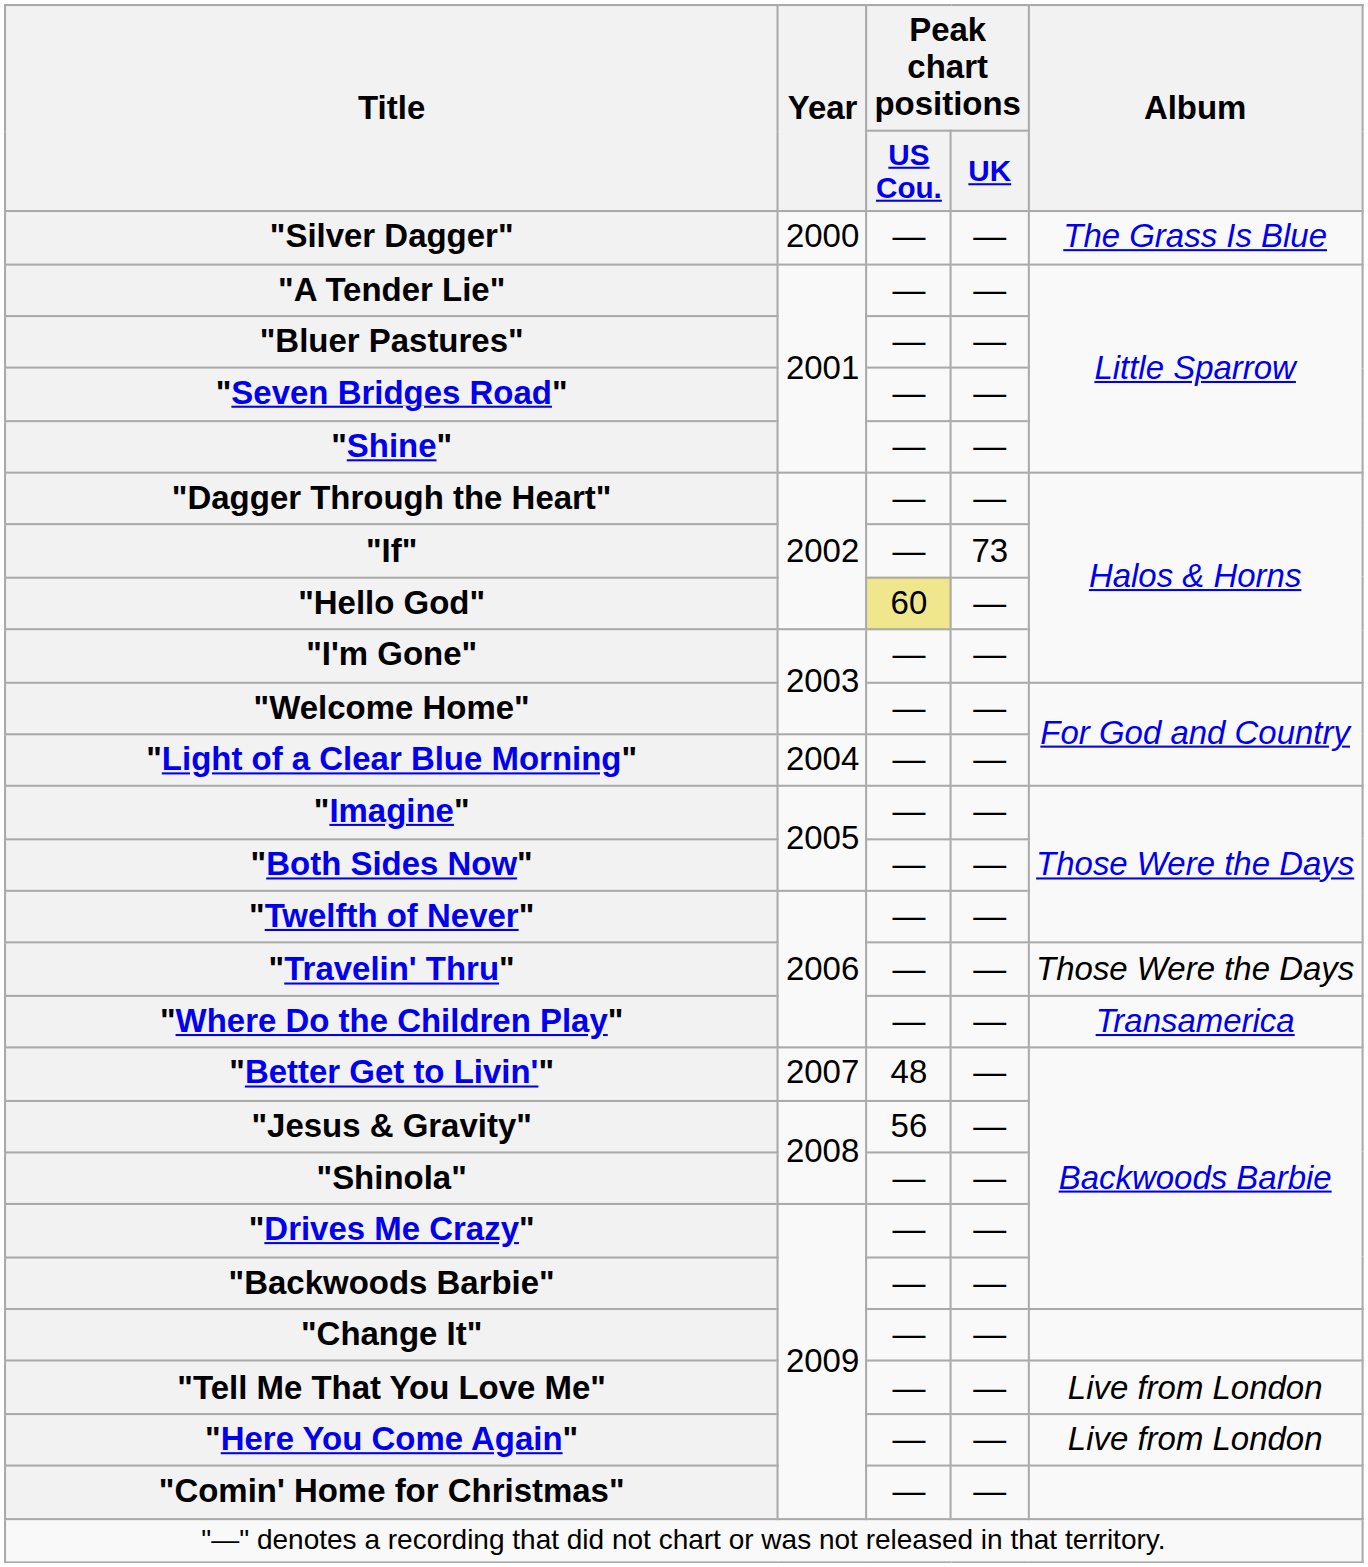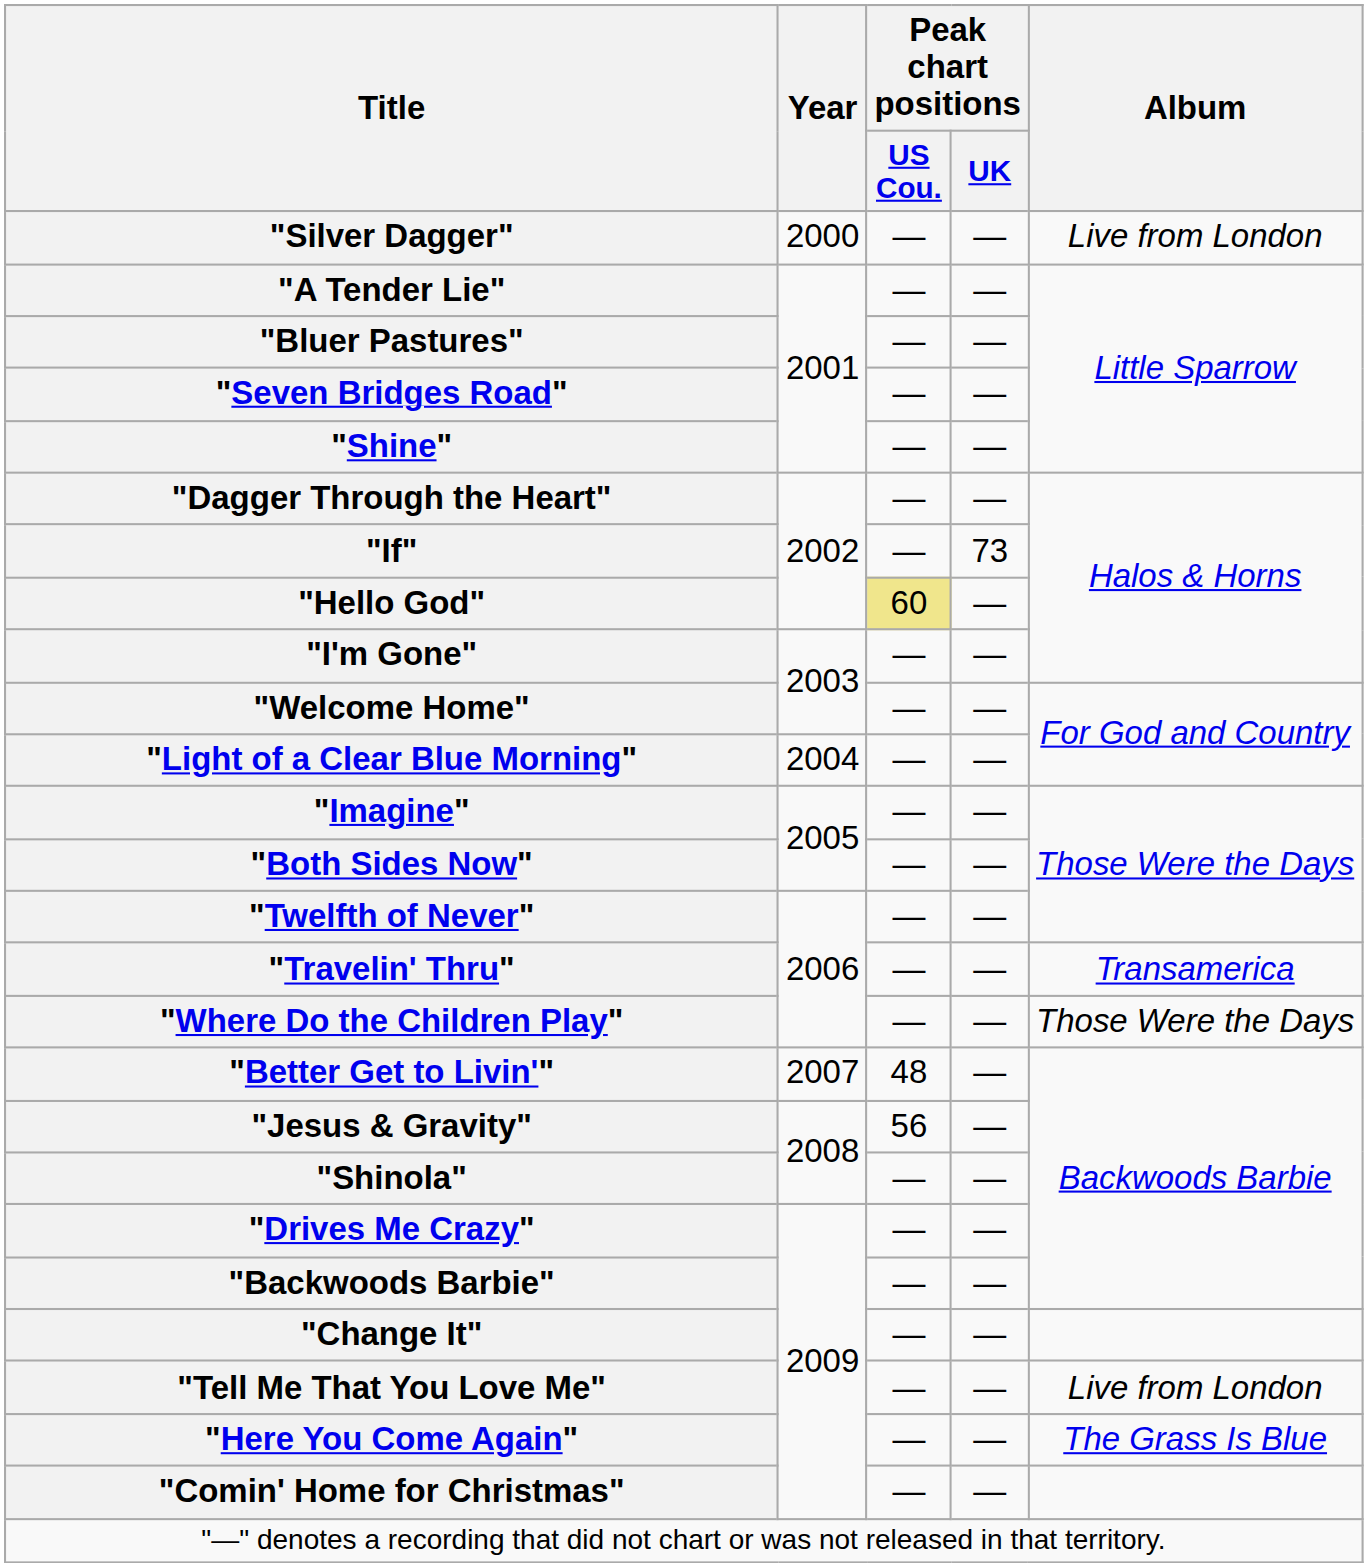(1195, 236) The Grass Is Blue -> (1195, 236) Live from London
(1195, 968) Those Were the Days -> (1195, 968) Transamerica
(1195, 1020) Transamerica -> (1195, 1020) Those Were the Days
(1195, 1439) Live from London -> (1195, 1439) The Grass Is Blue
